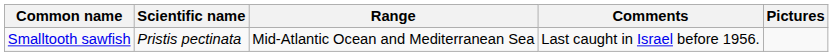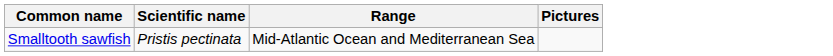- column: (650, 16)
